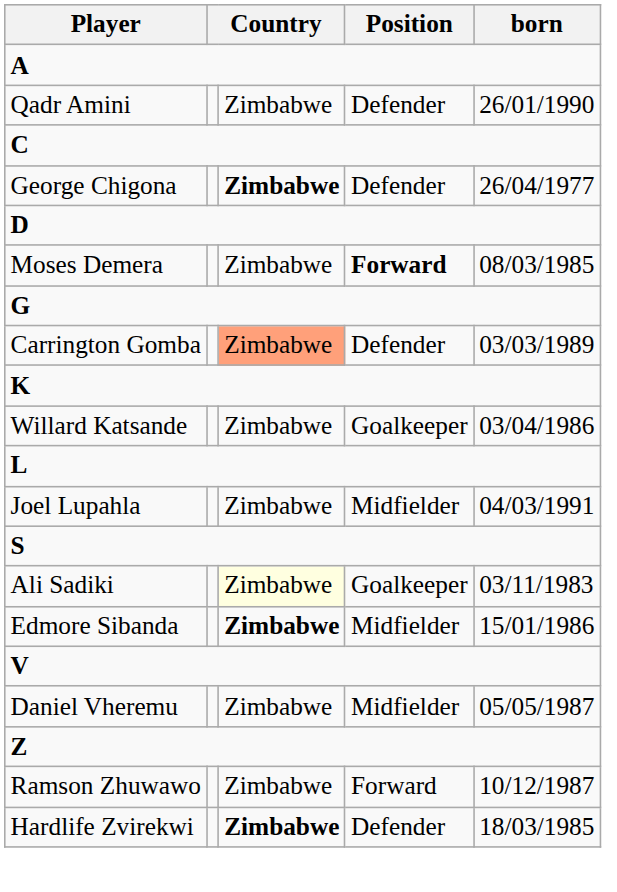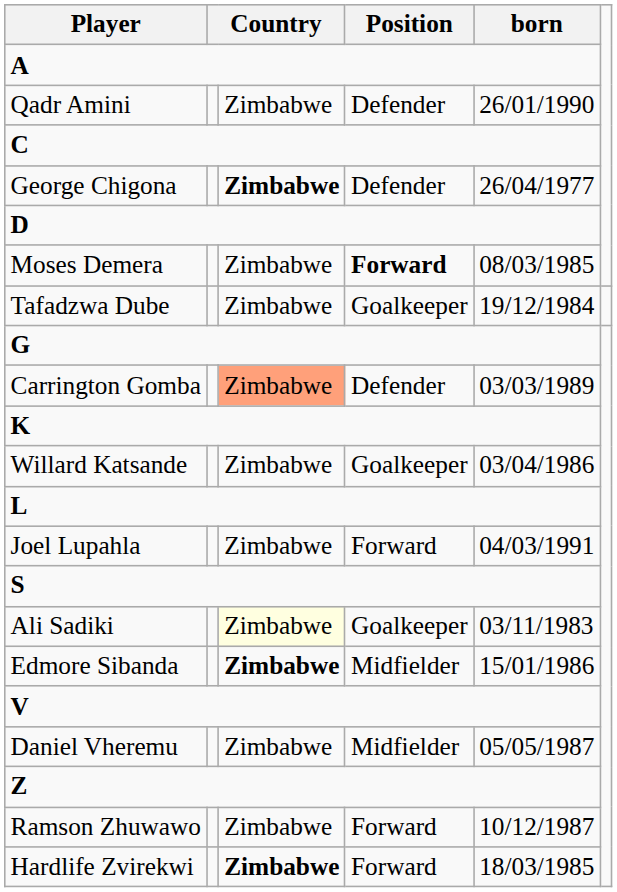+ row: (90, 305)
(405, 505) Midfielder -> (394, 545) Forward
(398, 826) Defender -> (394, 866) Forward
